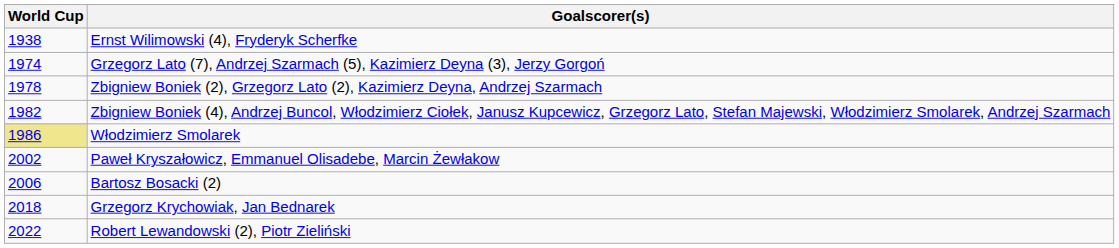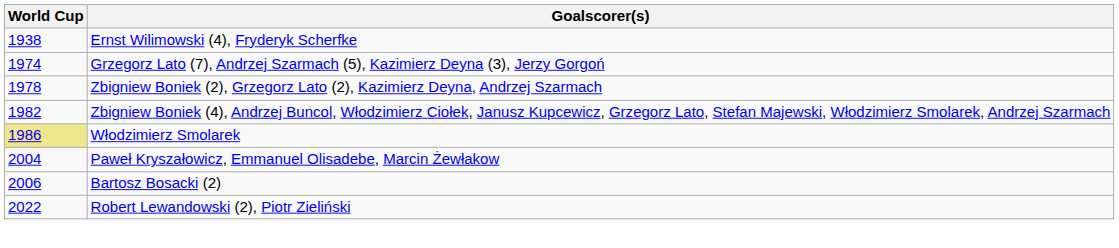(25, 159) 2002 -> (25, 159) 2004
- row: (213, 207)
